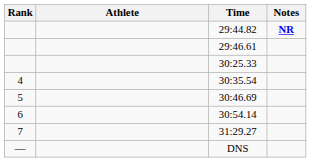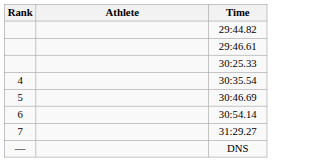- column: (286, 13)
